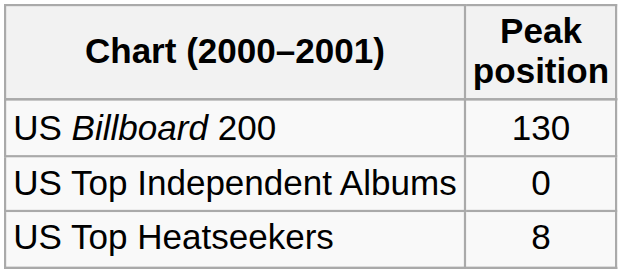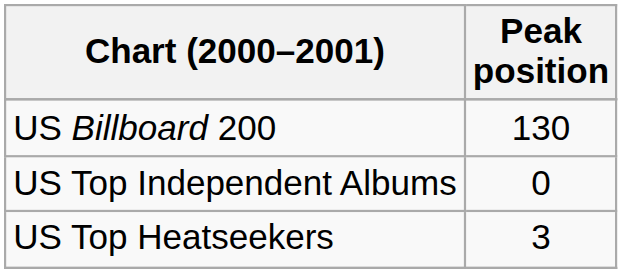(541, 238) 8 -> (541, 238) 3
